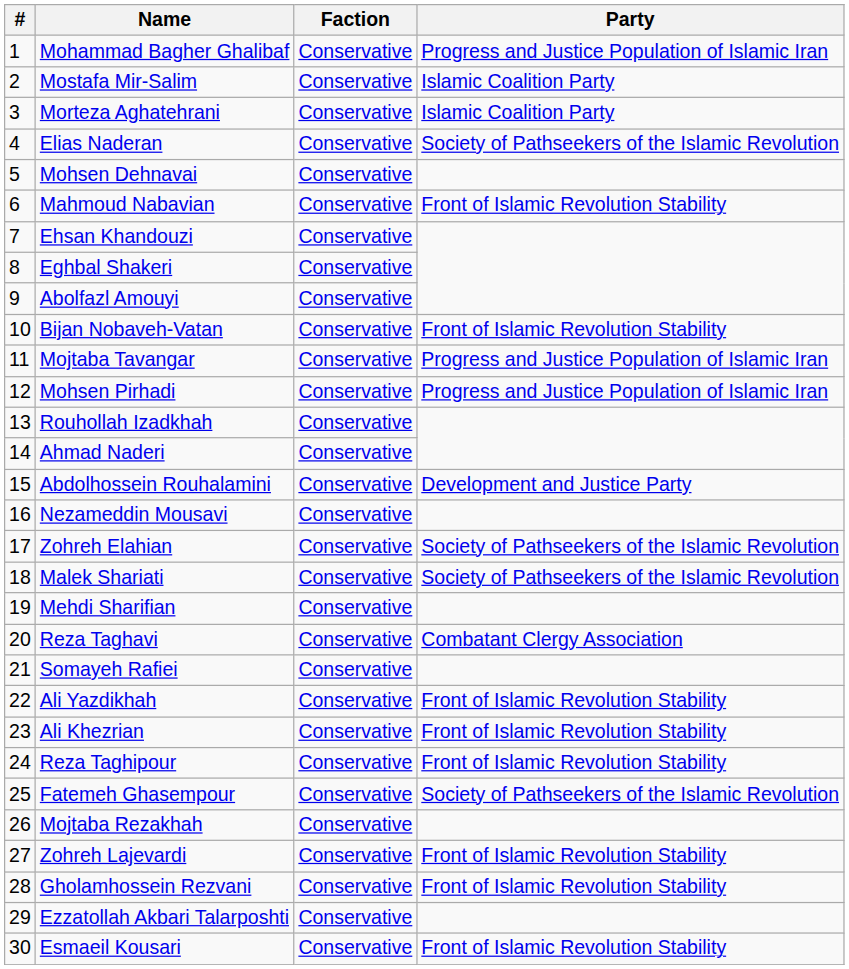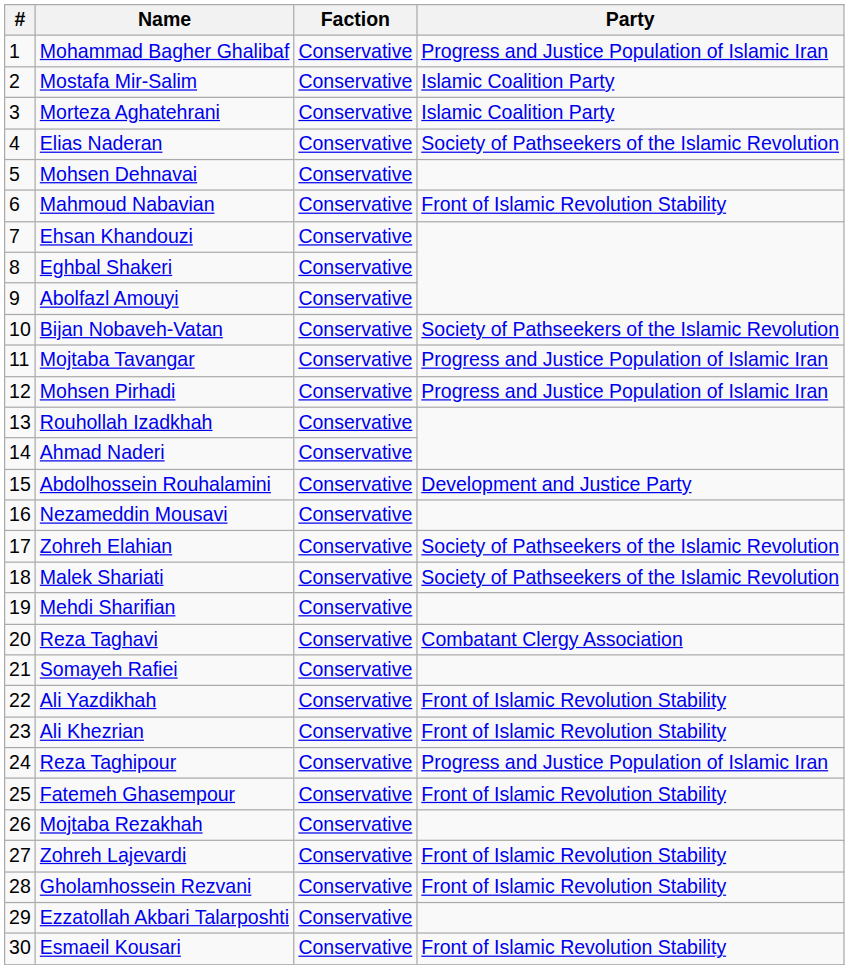(574, 329) Front of Islamic Revolution Stability -> (630, 329) Society of Pathseekers of the Islamic Revolution
(574, 762) Front of Islamic Revolution Stability -> (625, 762) Progress and Justice Population of Islamic Iran
(630, 793) Society of Pathseekers of the Islamic Revolution -> (574, 793) Front of Islamic Revolution Stability
